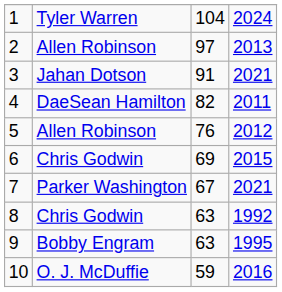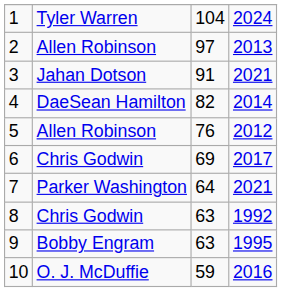(252, 103) 2011 -> (253, 103) 2014
(253, 159) 2015 -> (253, 159) 2017
(205, 187) 67 -> (205, 187) 64
